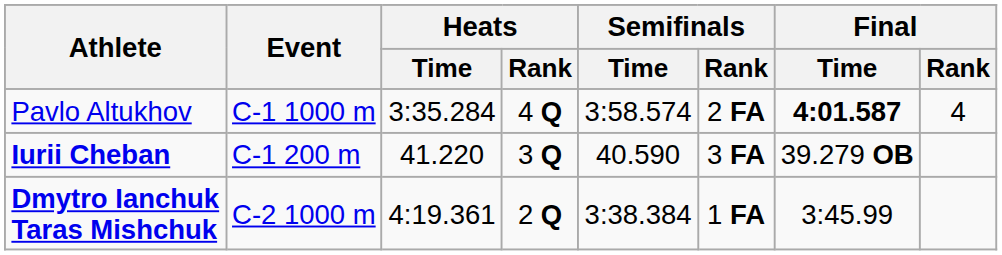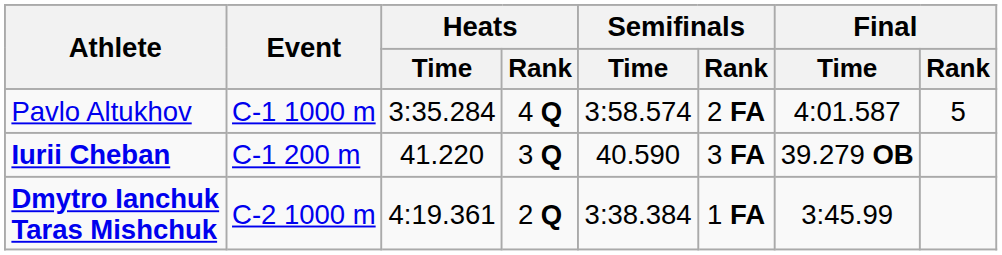(847, 112) bold -> (847, 112) normal
(958, 112) 4 -> (958, 112) 5
